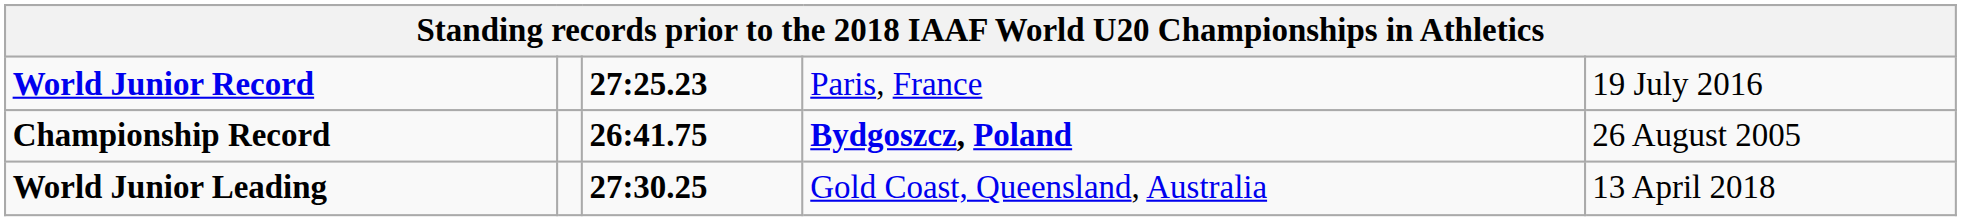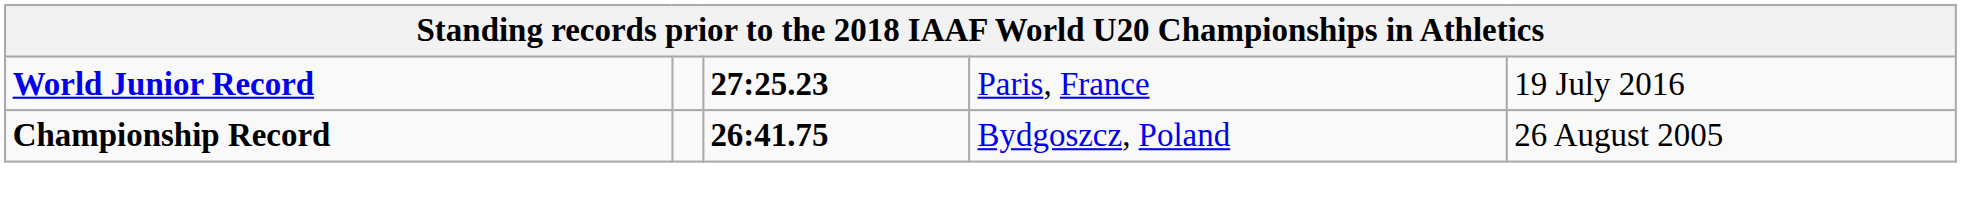(941, 135) bold -> (1104, 135) normal
- row: (170, 187)
